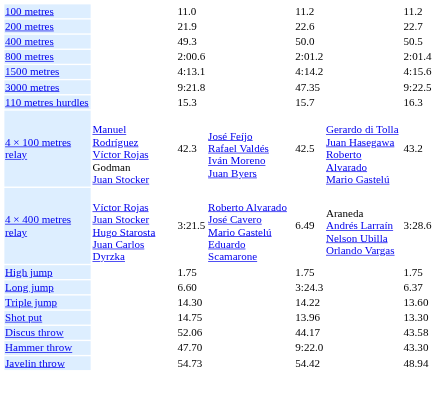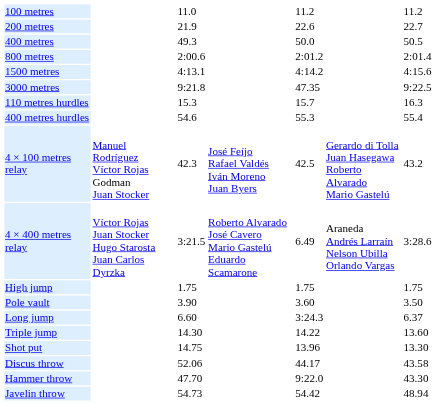+ row: (47, 117)
+ row: (27, 302)
